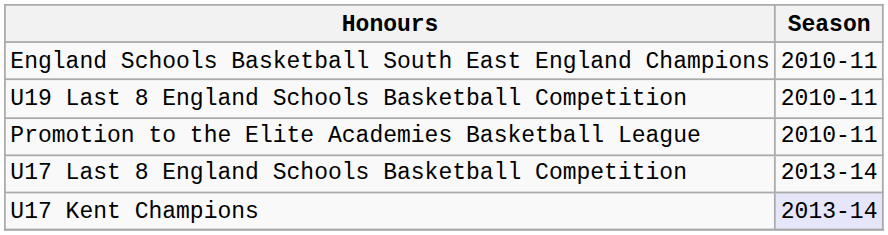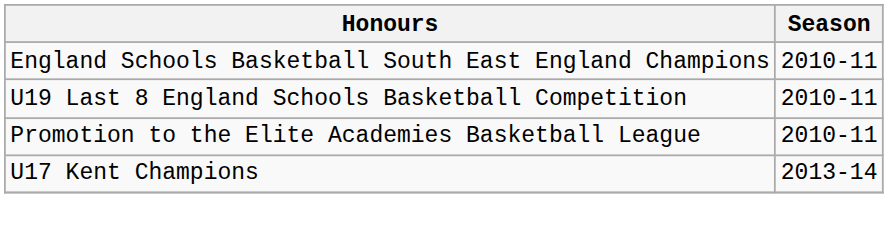- row: (349, 174)
(829, 211) lavender background -> (829, 174) no background
